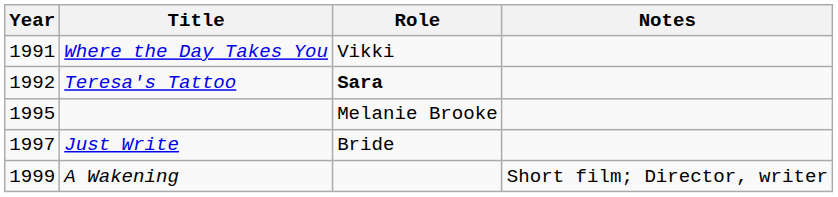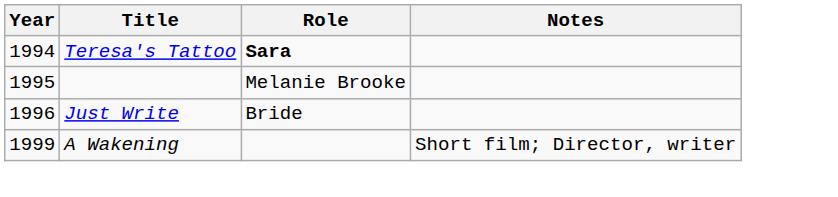- row: (196, 51)
(32, 83) 1992 -> (32, 51) 1994
(32, 145) 1997 -> (32, 114) 1996
